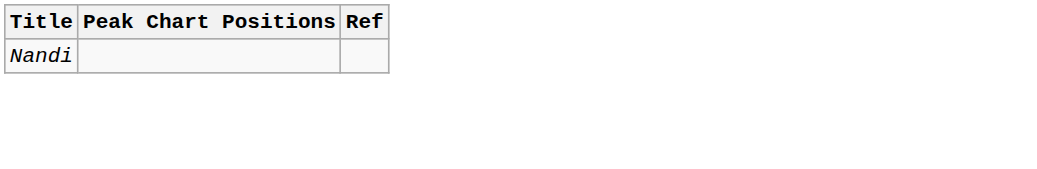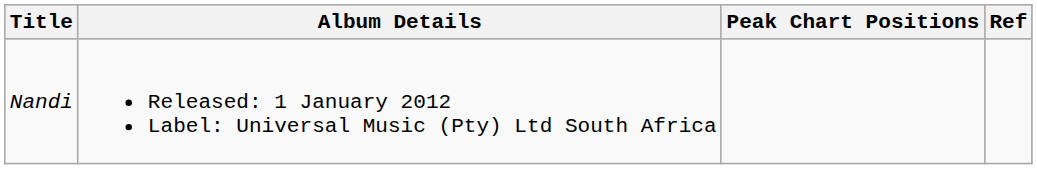+ column: (400, 22)
